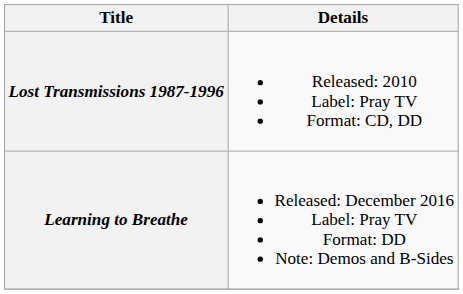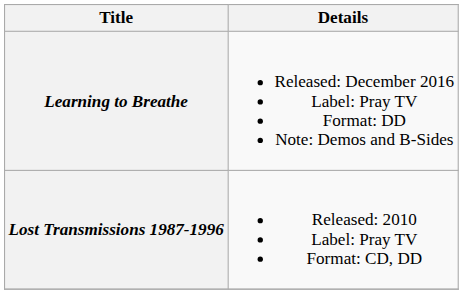rows swapped: (116, 91) <-> (116, 220)
